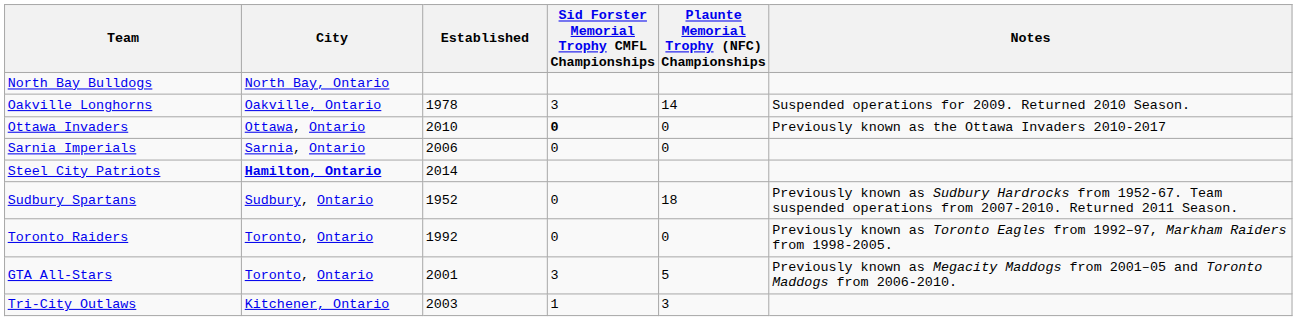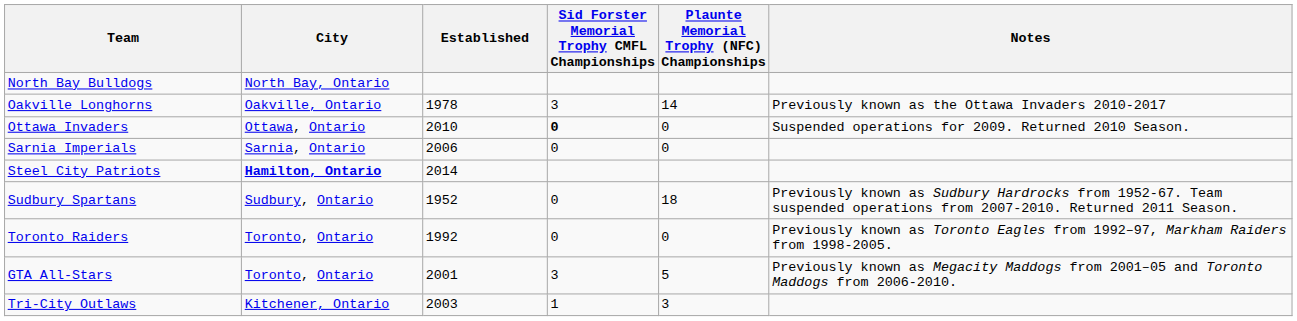(981, 105) Suspended operations for 2009. Returned 2010 Season. -> (969, 105) Previously known as the Ottawa Invaders 2010-2017
(969, 127) Previously known as the Ottawa Invaders 2010-2017 -> (981, 127) Suspended operations for 2009. Returned 2010 Season.
